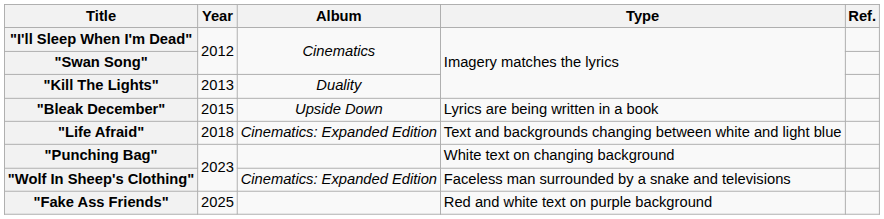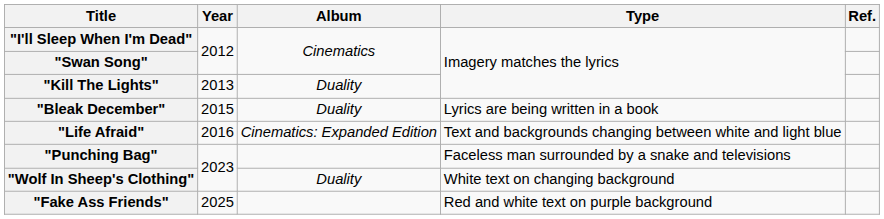(339, 109) Upside Down -> (339, 109) Duality
(217, 132) 2018 -> (217, 132) 2016
(559, 156) White text on changing background -> (617, 156) Faceless man surrounded by a snake and televisions
(339, 179) Cinematics: Expanded Edition -> (339, 179) Duality
(617, 179) Faceless man surrounded by a snake and televisions -> (559, 179) White text on changing background
